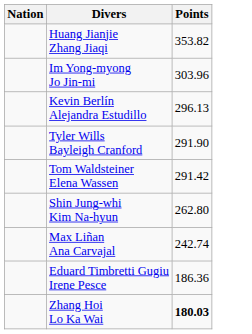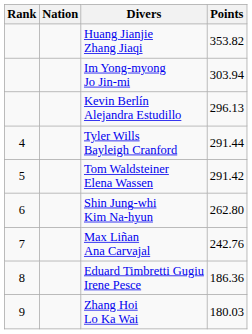+ column: (22, 14)
(192, 75) 303.96 -> (227, 75) 303.94
(192, 142) 291.90 -> (227, 142) 291.44
(192, 244) 242.74 -> (227, 244) 242.76
(192, 311) bold -> (227, 311) normal
